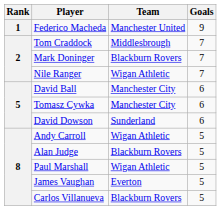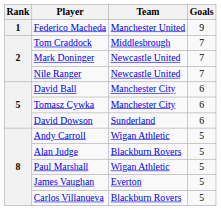(146, 58) Blackburn Rovers -> (146, 58) Newcastle United
(140, 74) Wigan Athletic -> (146, 74) Newcastle United
